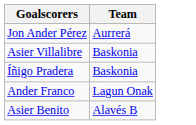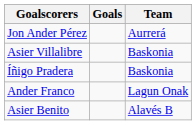+ column: (107, 14)
